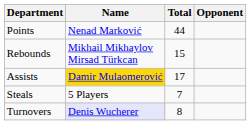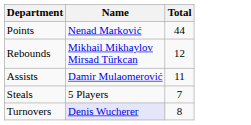- column: (220, 13)
(180, 53) 15 -> (180, 53) 12
(115, 77) gold background -> (115, 77) no background
(180, 77) 17 -> (180, 77) 11
